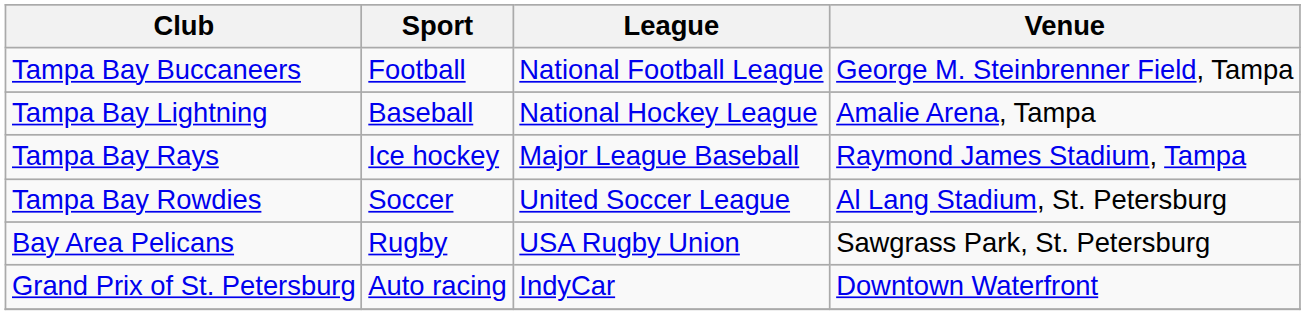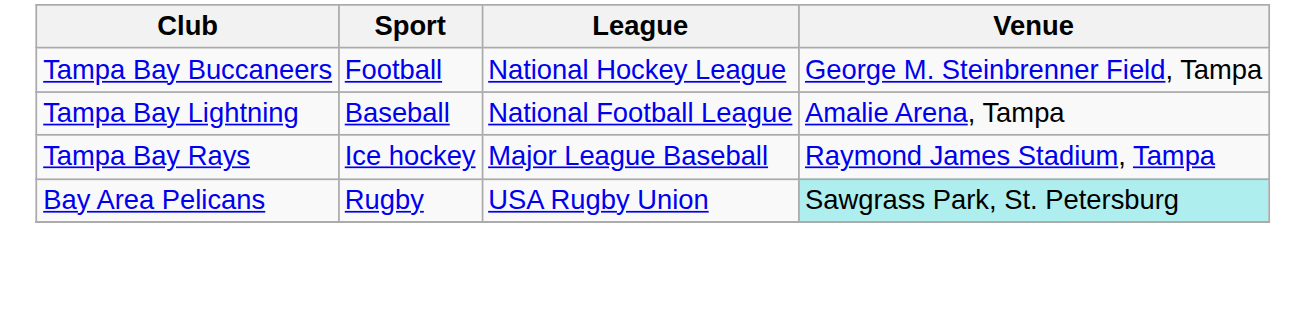(671, 69) National Football League -> (637, 69) National Hockey League
(668, 112) National Hockey League -> (640, 112) National Football League
- row: (137, 199)
(1023, 243) no background -> (992, 199) paleturquoise background
- row: (184, 286)
